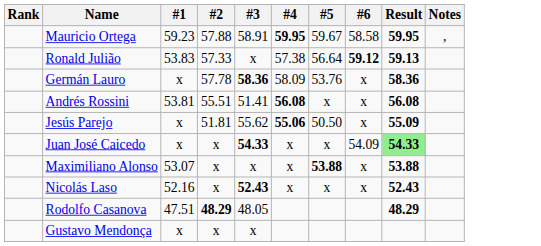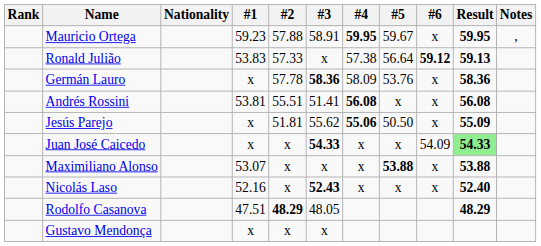+ column: (197, 15)
(364, 36) 58.58 -> (435, 36) x
(404, 187) 52.43 -> (475, 187) 52.40
